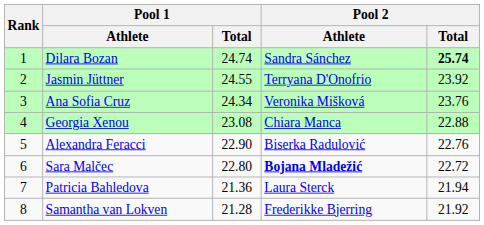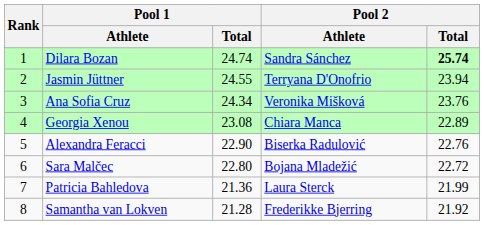(453, 79) 23.92 -> (453, 79) 23.94
(453, 123) 22.88 -> (453, 123) 22.89
(313, 166) bold -> (311, 166) normal
(453, 187) 21.94 -> (453, 187) 21.99
